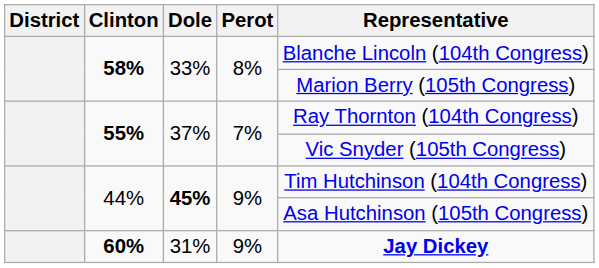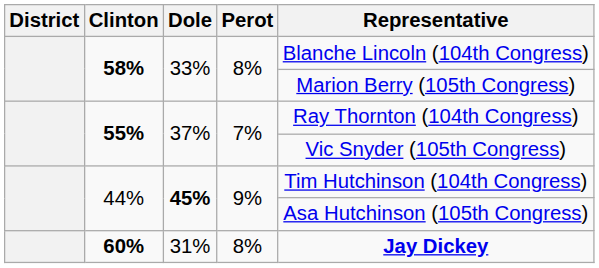(247, 246) 9% -> (247, 246) 8%
